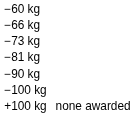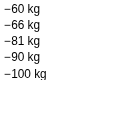- row: (22, 41)
- row: (25, 106)
